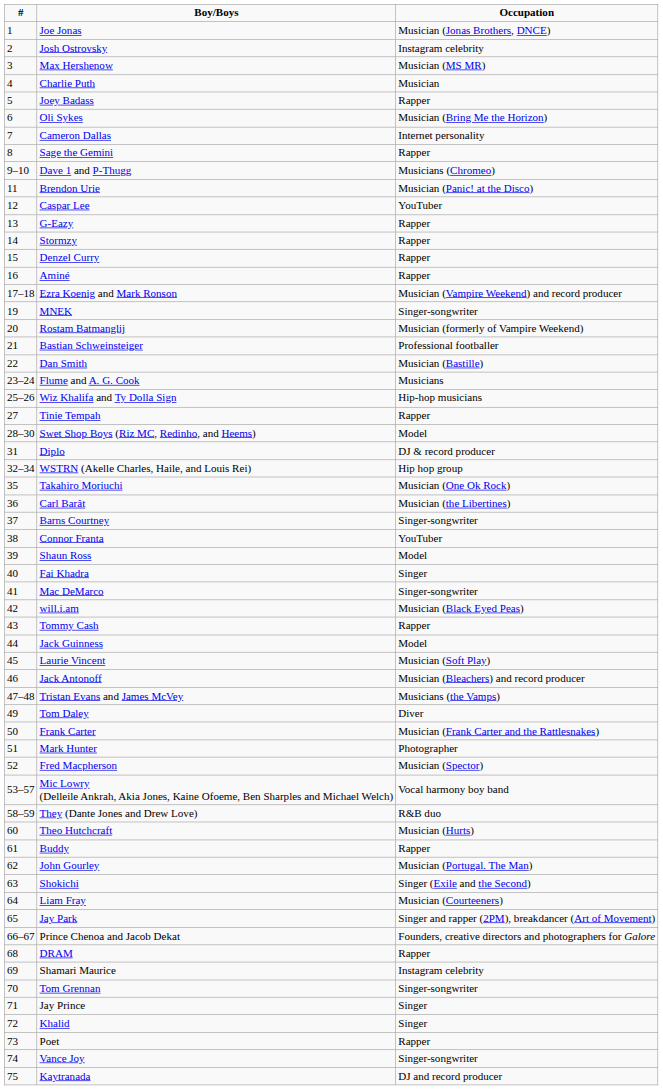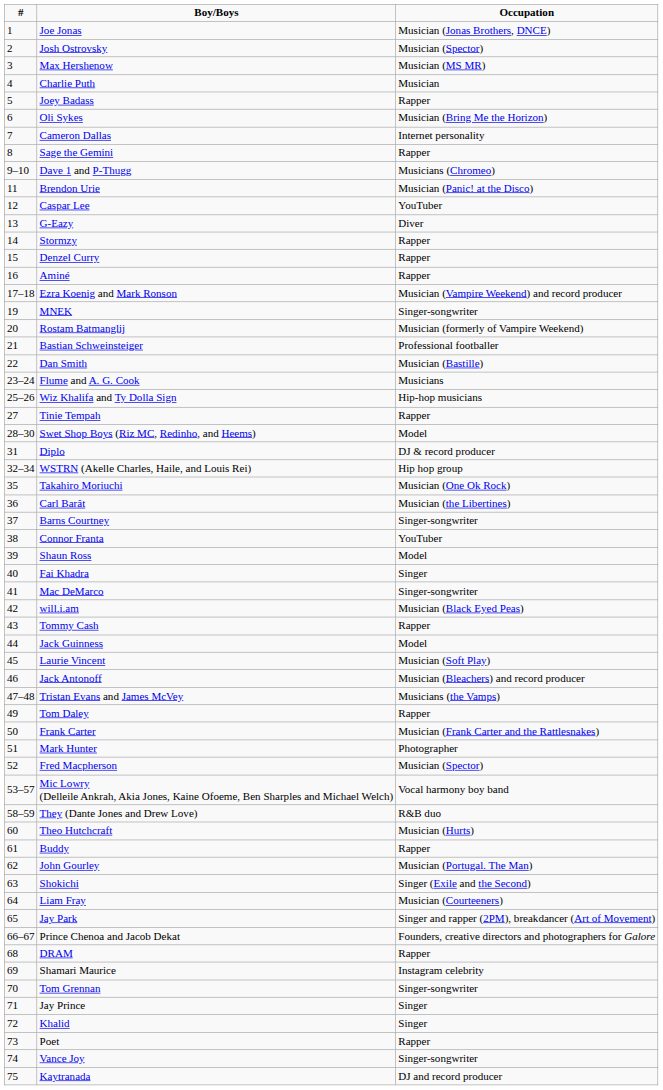(441, 48) Instagram celebrity -> (441, 48) Musician (Spector)
(414, 223) Rapper -> (411, 223) Diver
(411, 713) Diver -> (414, 713) Rapper
